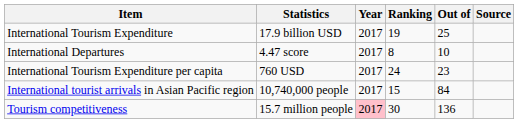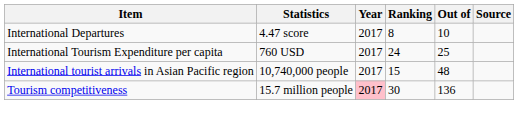- row: (90, 33)
(444, 71) 23 -> (444, 52) 25
(444, 90) 84 -> (444, 71) 48
